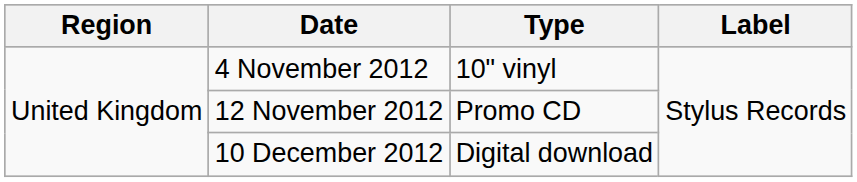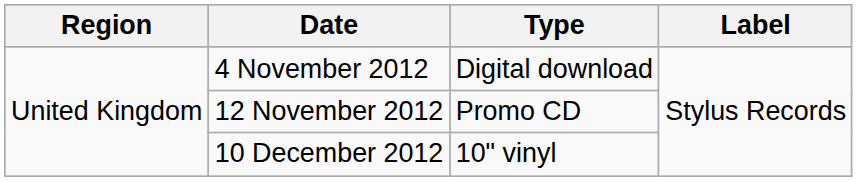(506, 68) 10" vinyl -> (554, 68) Digital download
(554, 153) Digital download -> (506, 153) 10" vinyl
